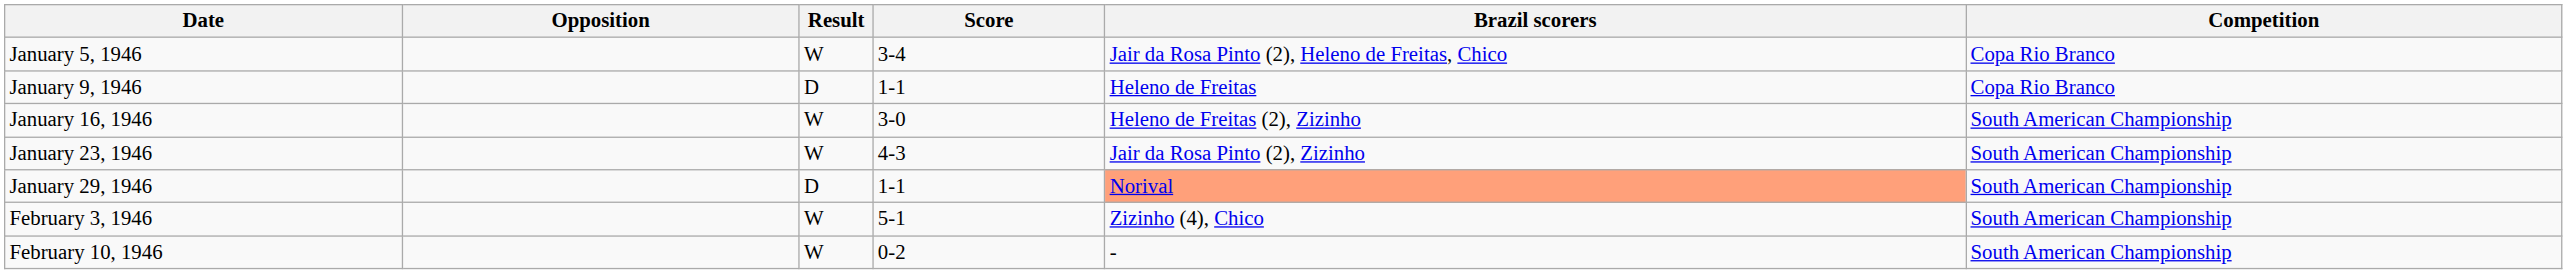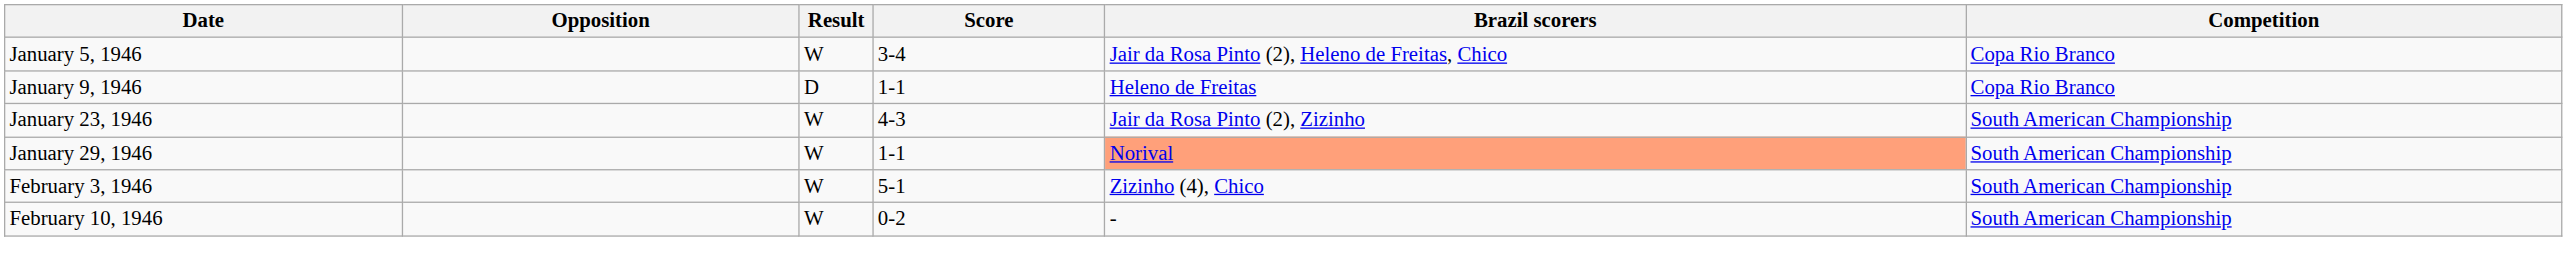- row: (81, 119)
(812, 185) D -> (814, 152) W
